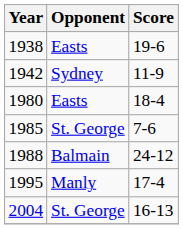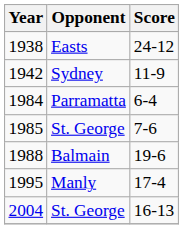(149, 45) 19-6 -> (154, 45) 24-12
- row: (26, 100)
+ row: (26, 100)
(153, 155) 24-12 -> (150, 155) 19-6
